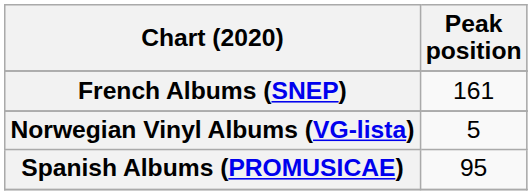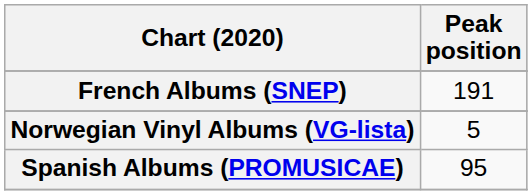(474, 90) 161 -> (474, 90) 191
